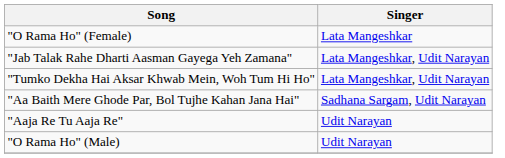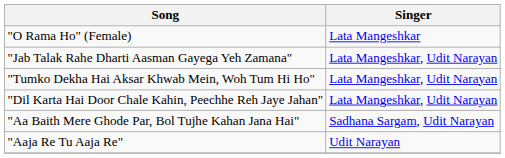+ row: (165, 99)
- row: (64, 142)
